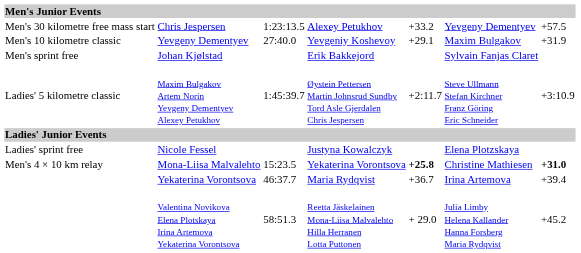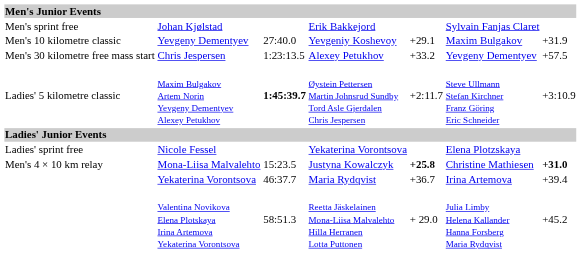rows swapped: (190, 56) <-> (191, 26)
(284, 95) normal -> (285, 95) bold
(350, 150) Justyna Kowalczyk -> (358, 150) Yekaterina Vorontsova
(357, 165) Yekaterina Vorontsova -> (351, 165) Justyna Kowalczyk
